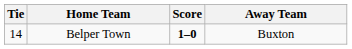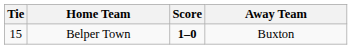(16, 34) 14 -> (16, 34) 15
